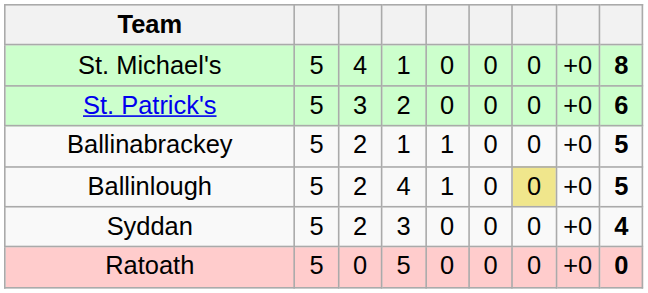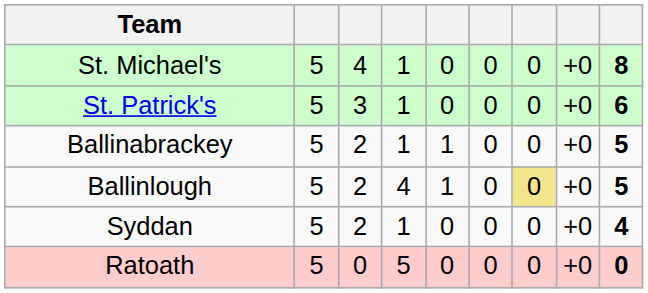(404, 105) 2 -> (404, 105) 1
(404, 226) 3 -> (404, 226) 1
